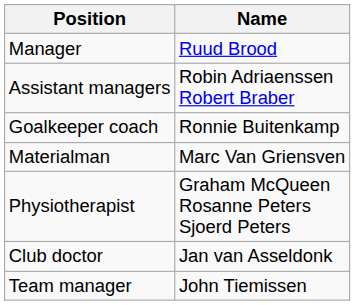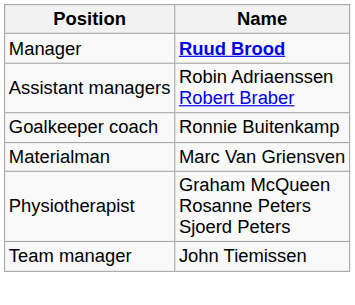(228, 48) normal -> (232, 48) bold
- row: (56, 256)
